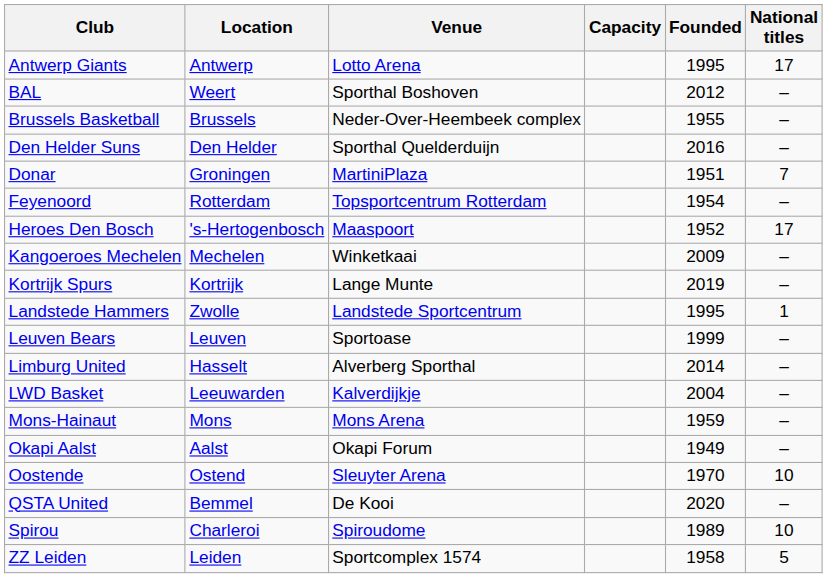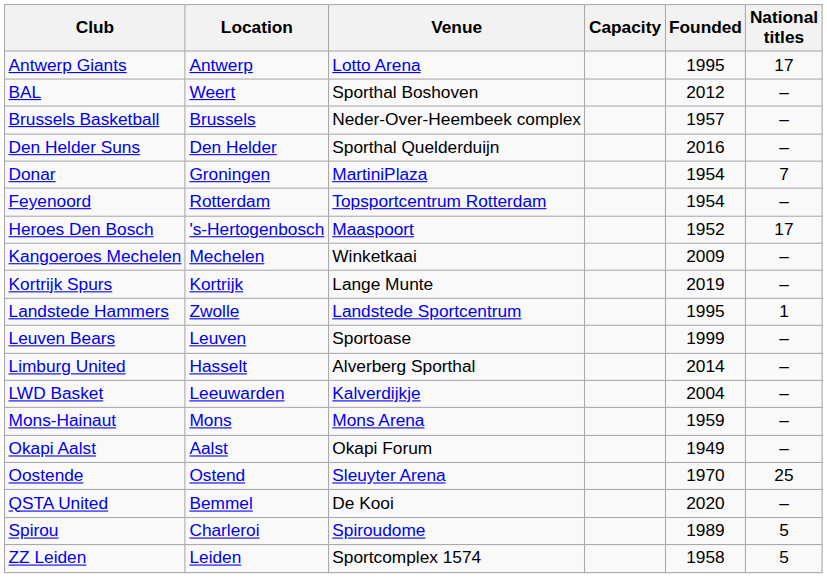(705, 119) 1955 -> (705, 119) 1957
(705, 174) 1951 -> (705, 174) 1954
(784, 476) 10 -> (784, 476) 25
(784, 530) 10 -> (784, 530) 5
